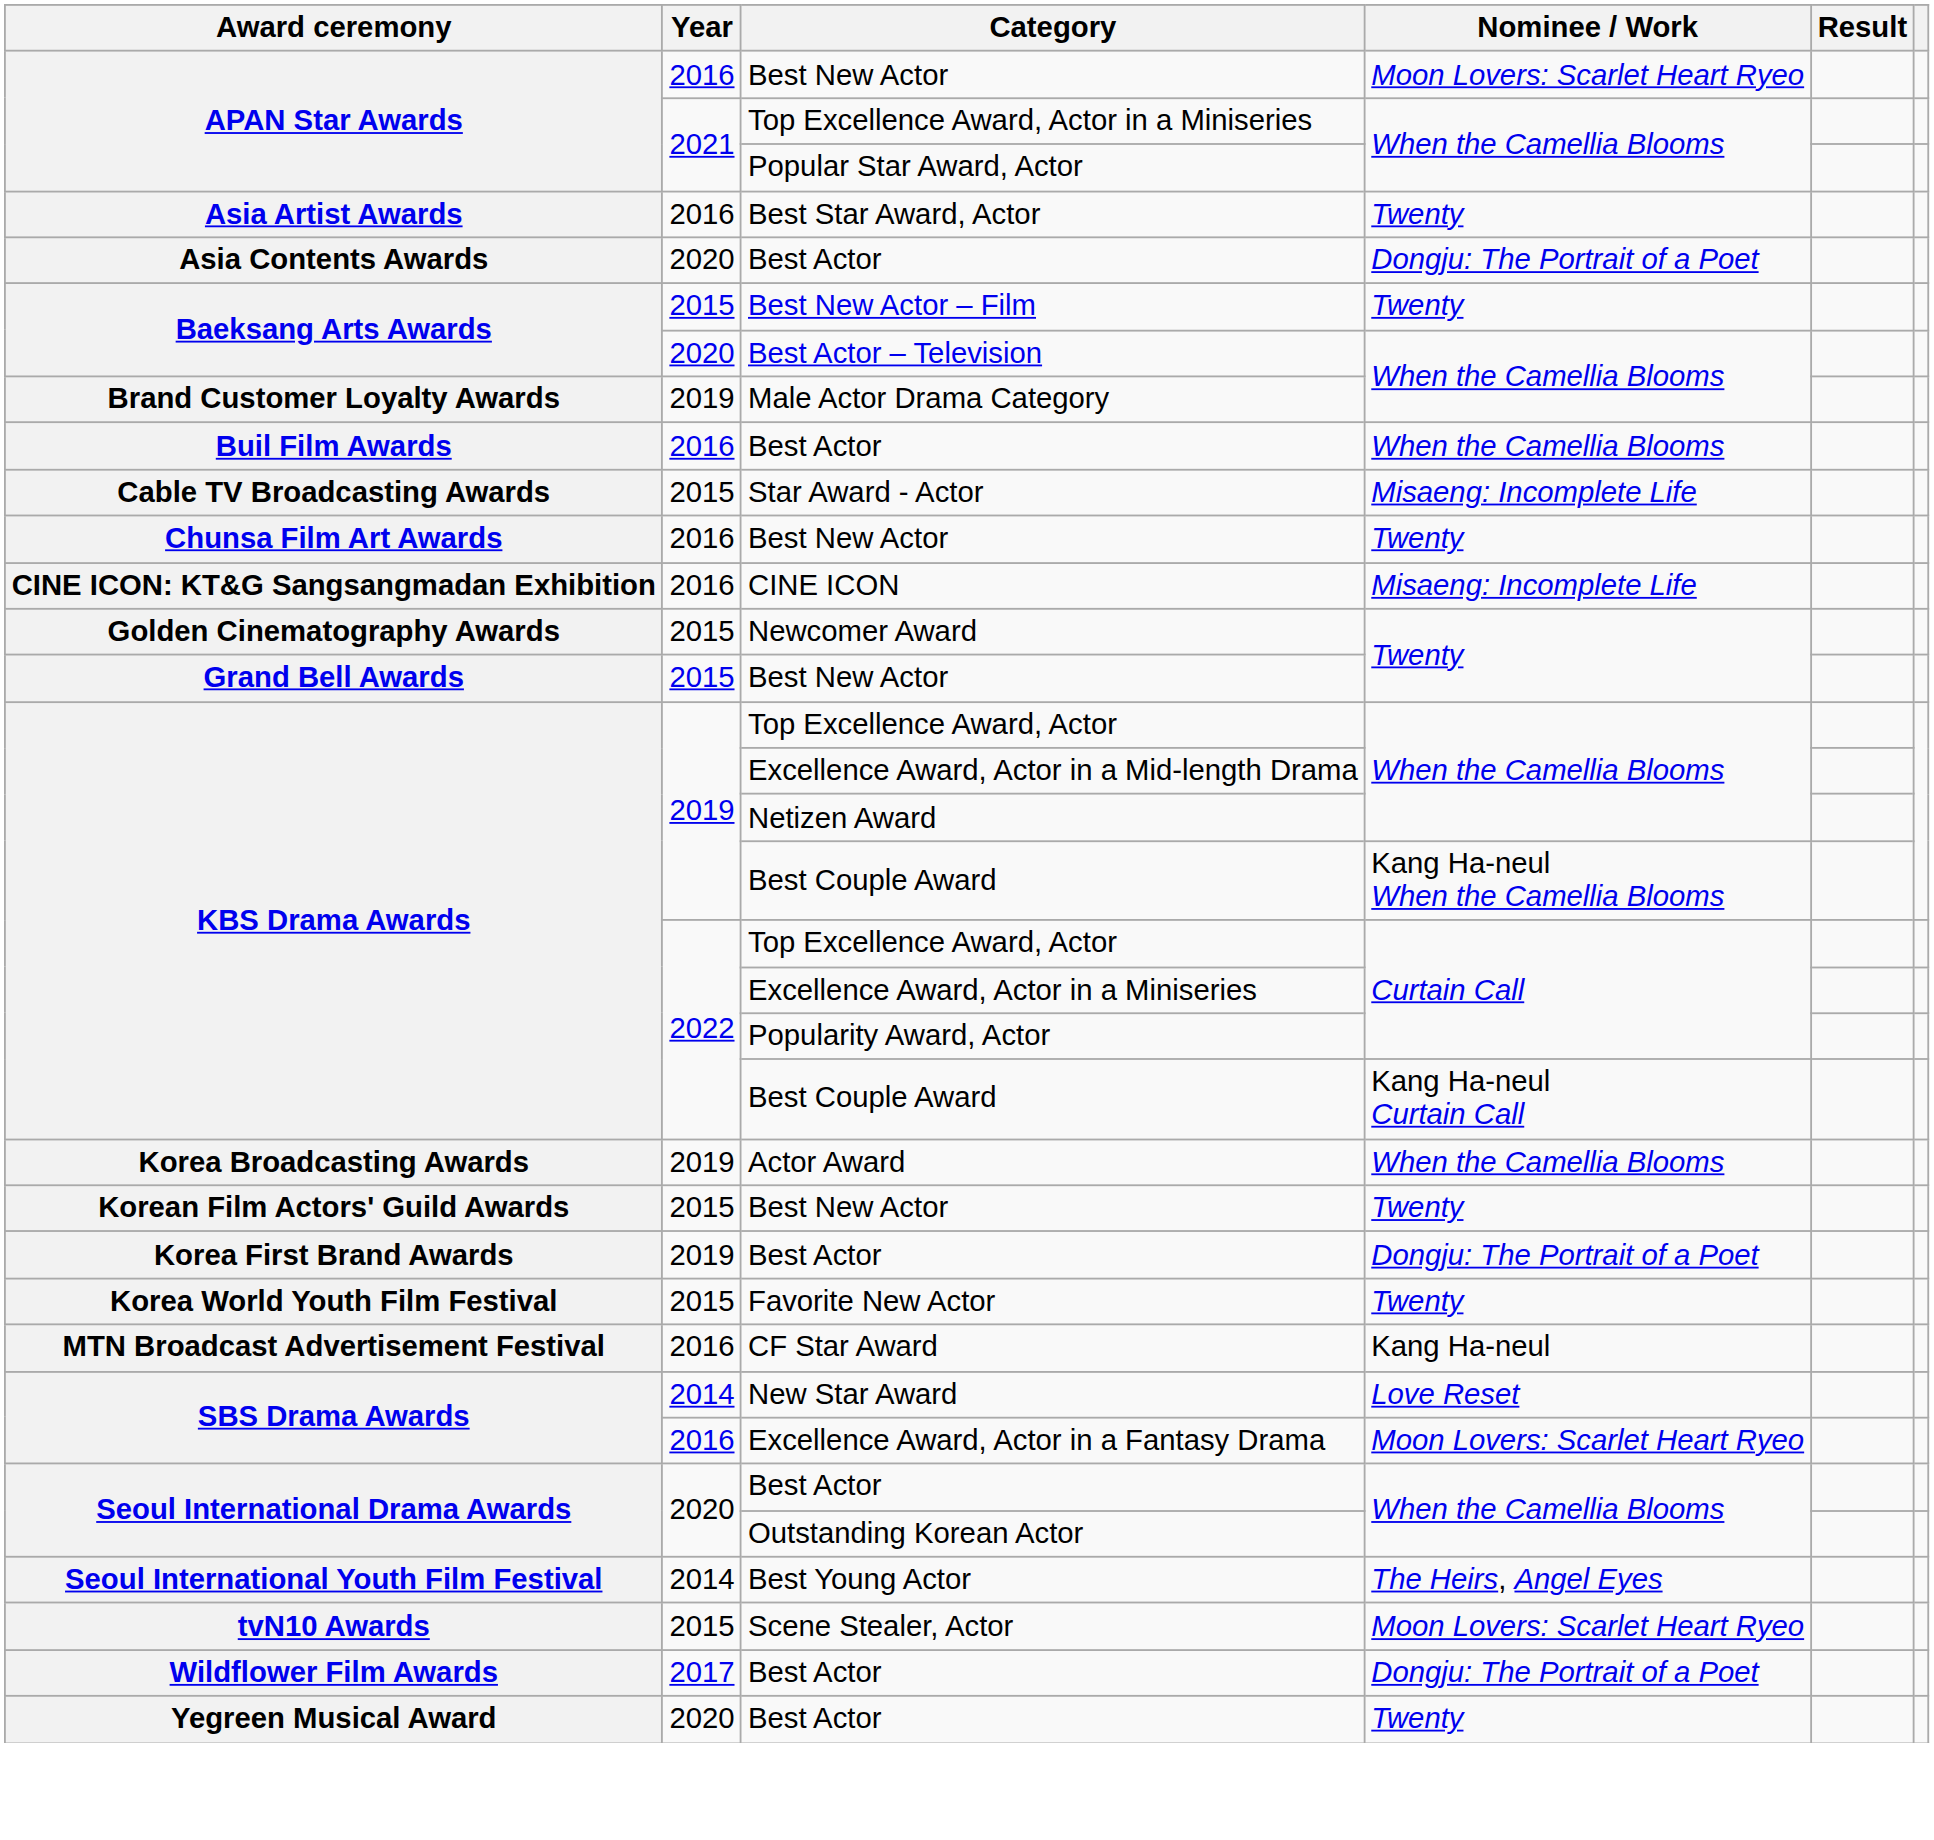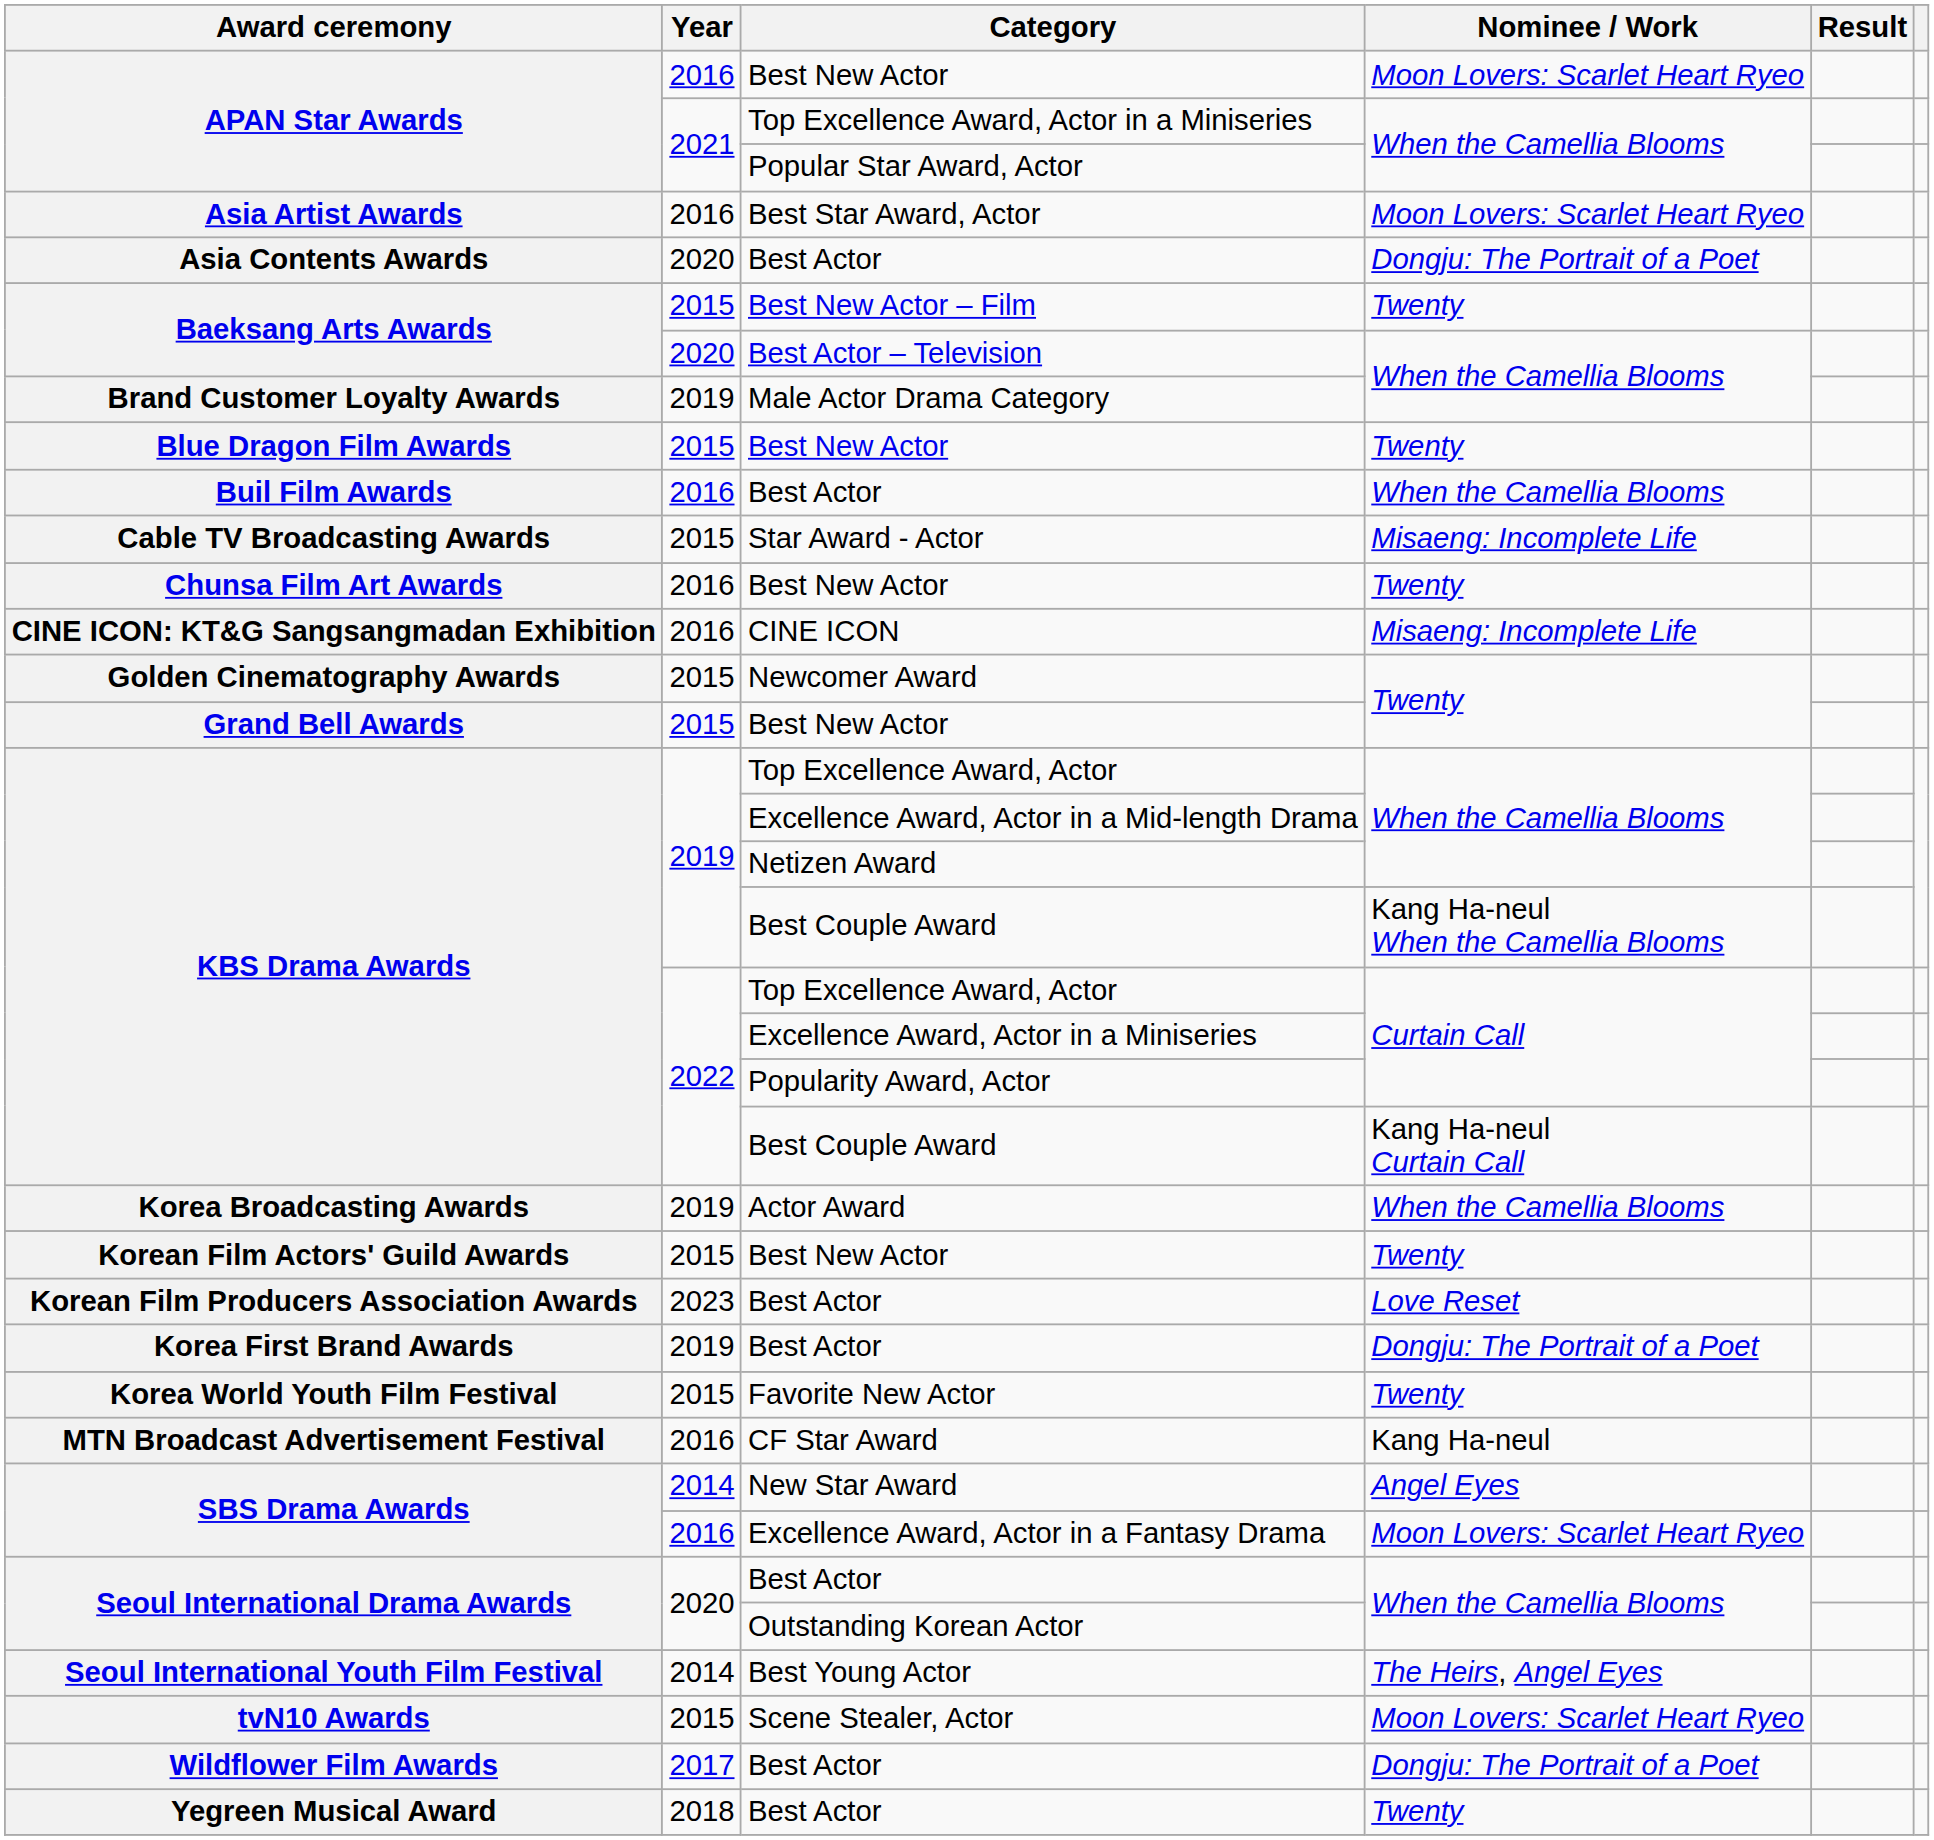(1417, 213) Twenty -> (1588, 213) Moon Lovers: Scarlet Heart Ryeo
+ row: (334, 445)
+ row: (334, 1300)
(1445, 1393) Love Reset -> (1445, 1486) Angel Eyes
(702, 1718) 2020 -> (702, 1811) 2018
